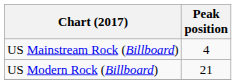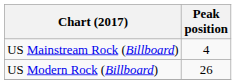(206, 69) 21 -> (206, 69) 26
